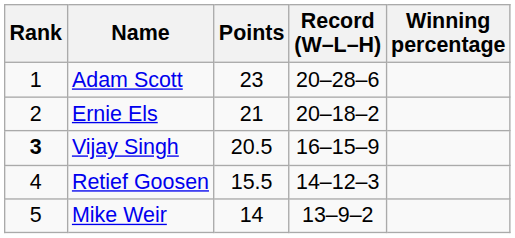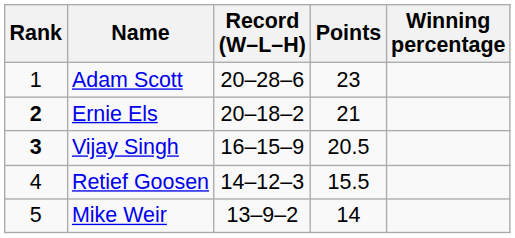columns swapped: (338, 33) <-> (252, 33)
(36, 113) normal -> (36, 113) bold
